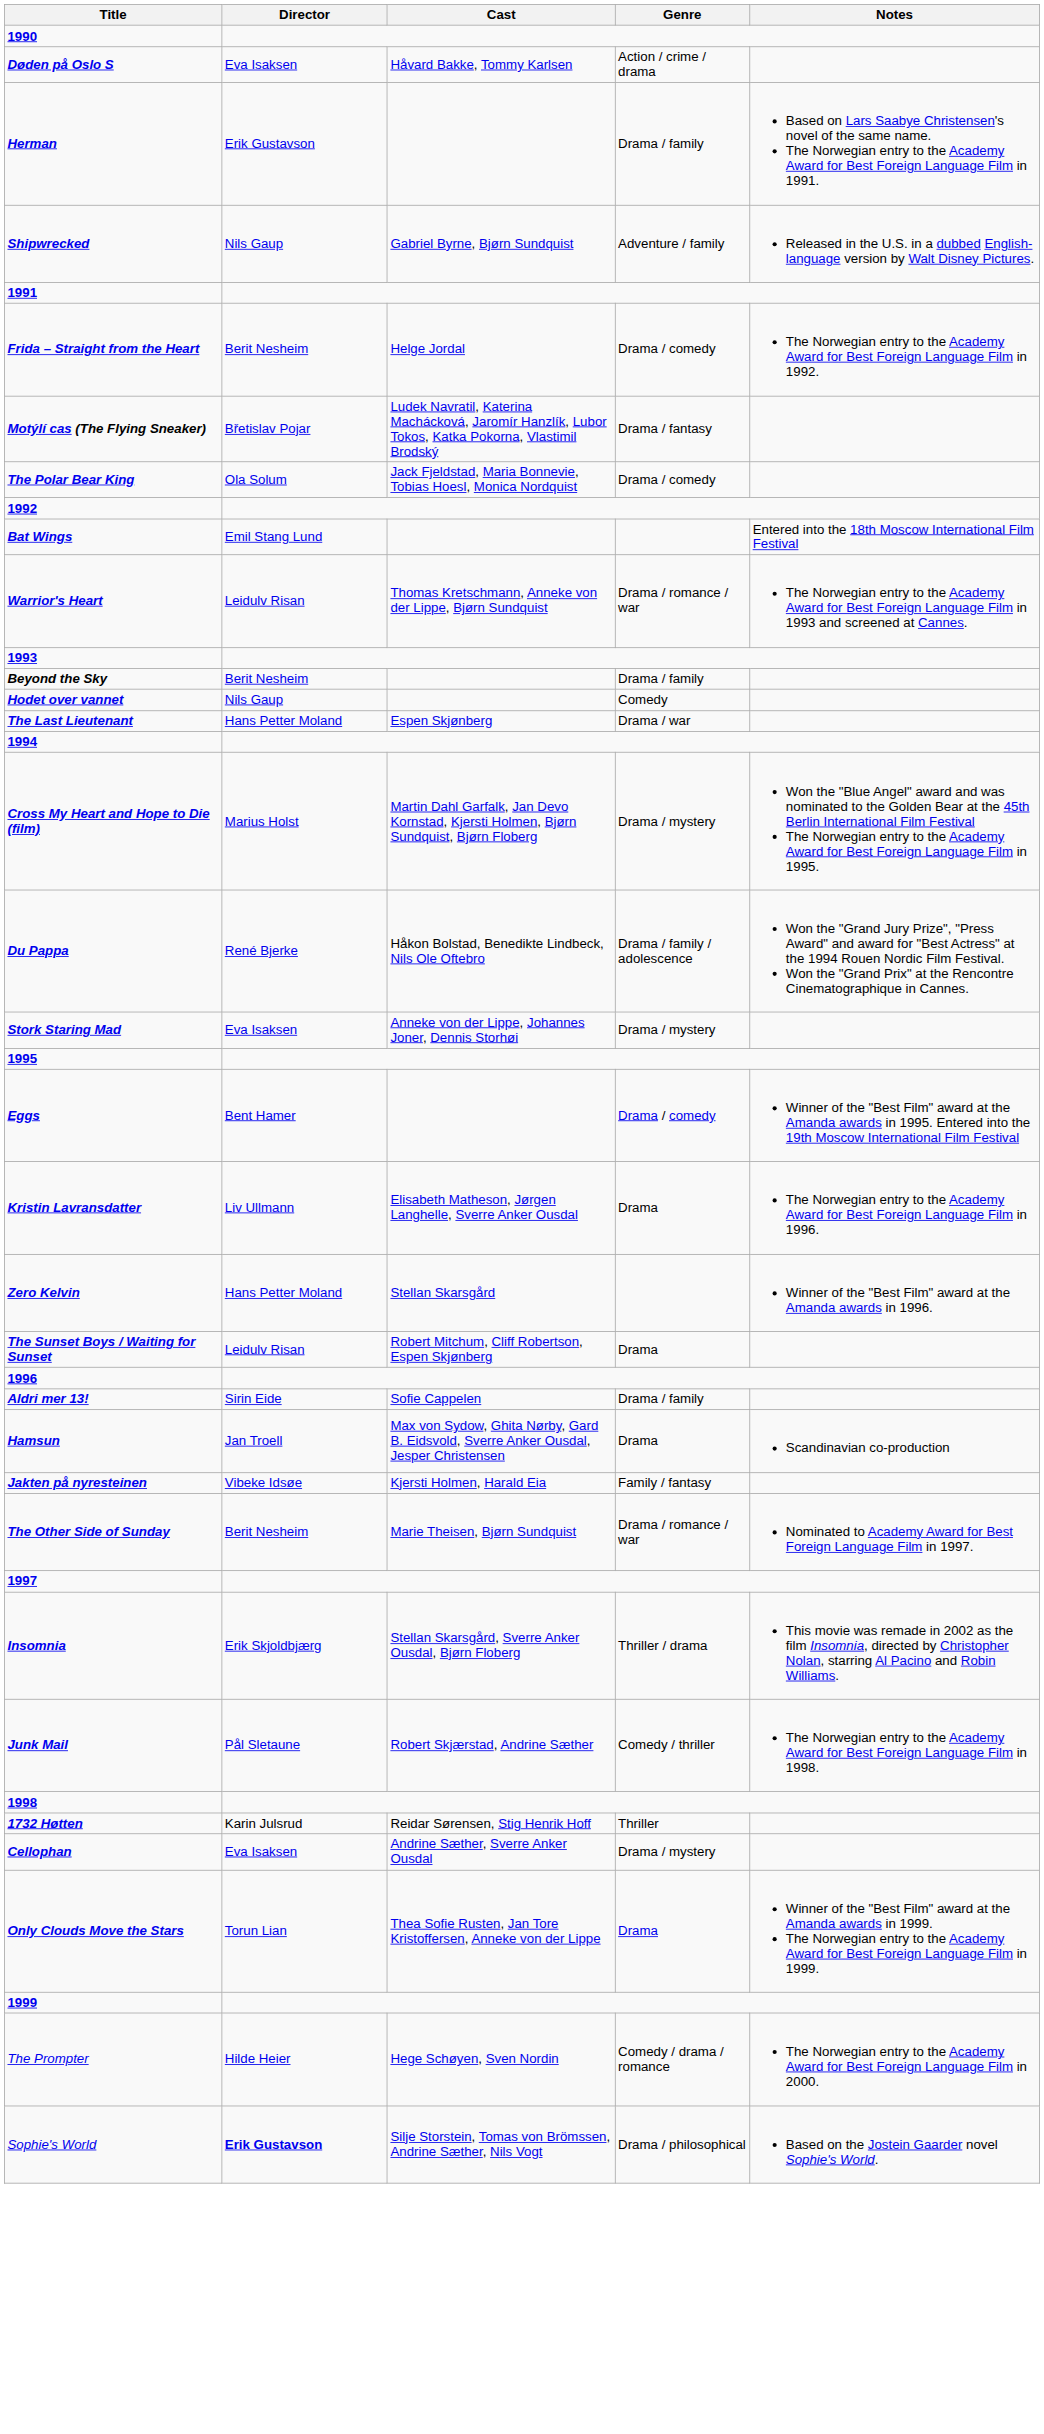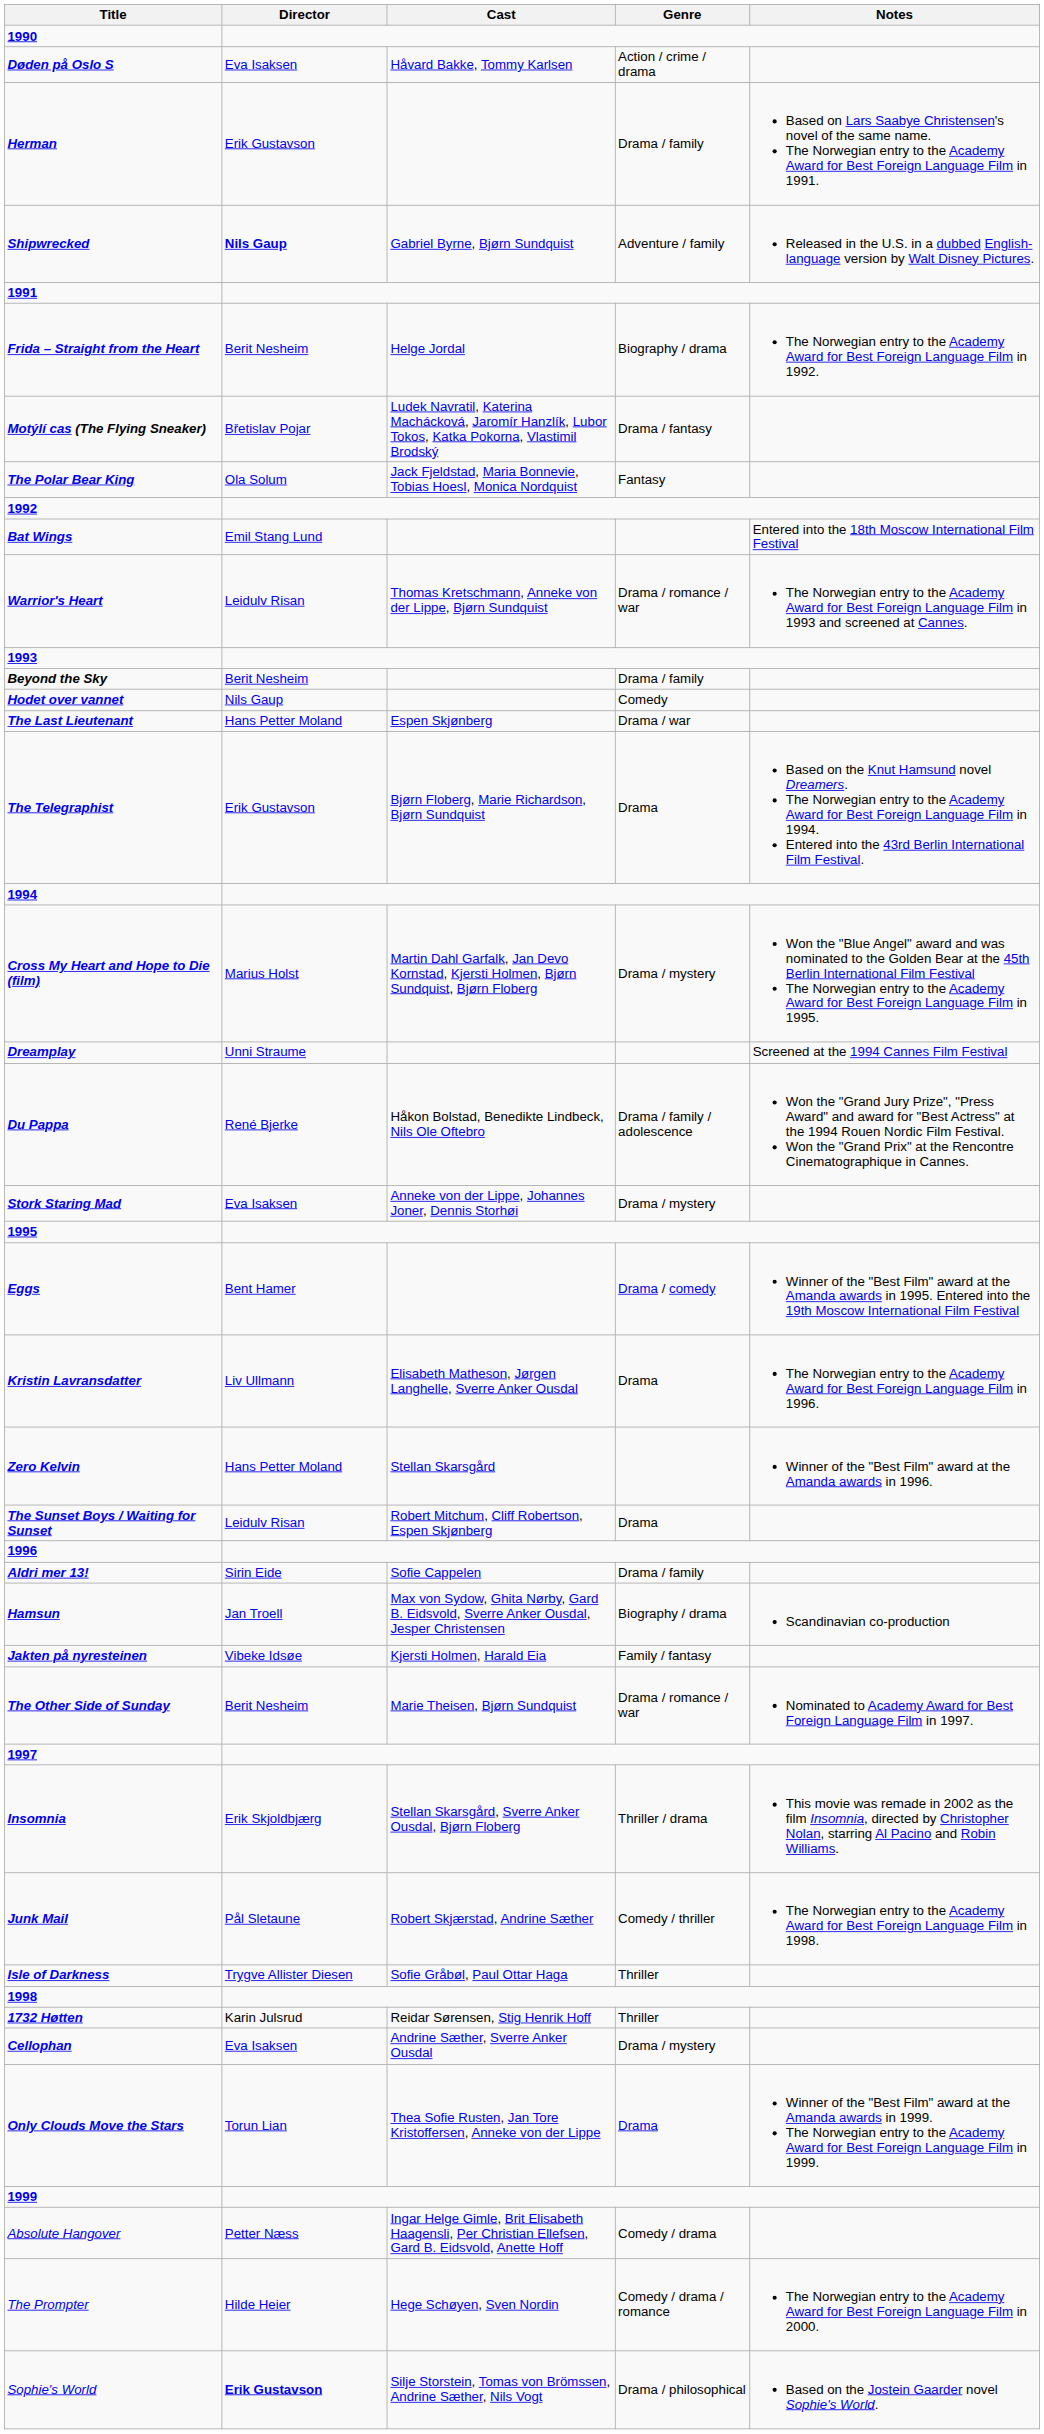(254, 243) normal -> (256, 243) bold
(667, 349) Drama / comedy -> (672, 349) Biography / drama
(667, 479) Drama / comedy -> (642, 479) Fantasy
+ row: (60, 807)
+ row: (41, 1052)
(638, 1441) Drama -> (672, 1614) Biography / drama
+ row: (58, 1975)
+ row: (64, 2233)
